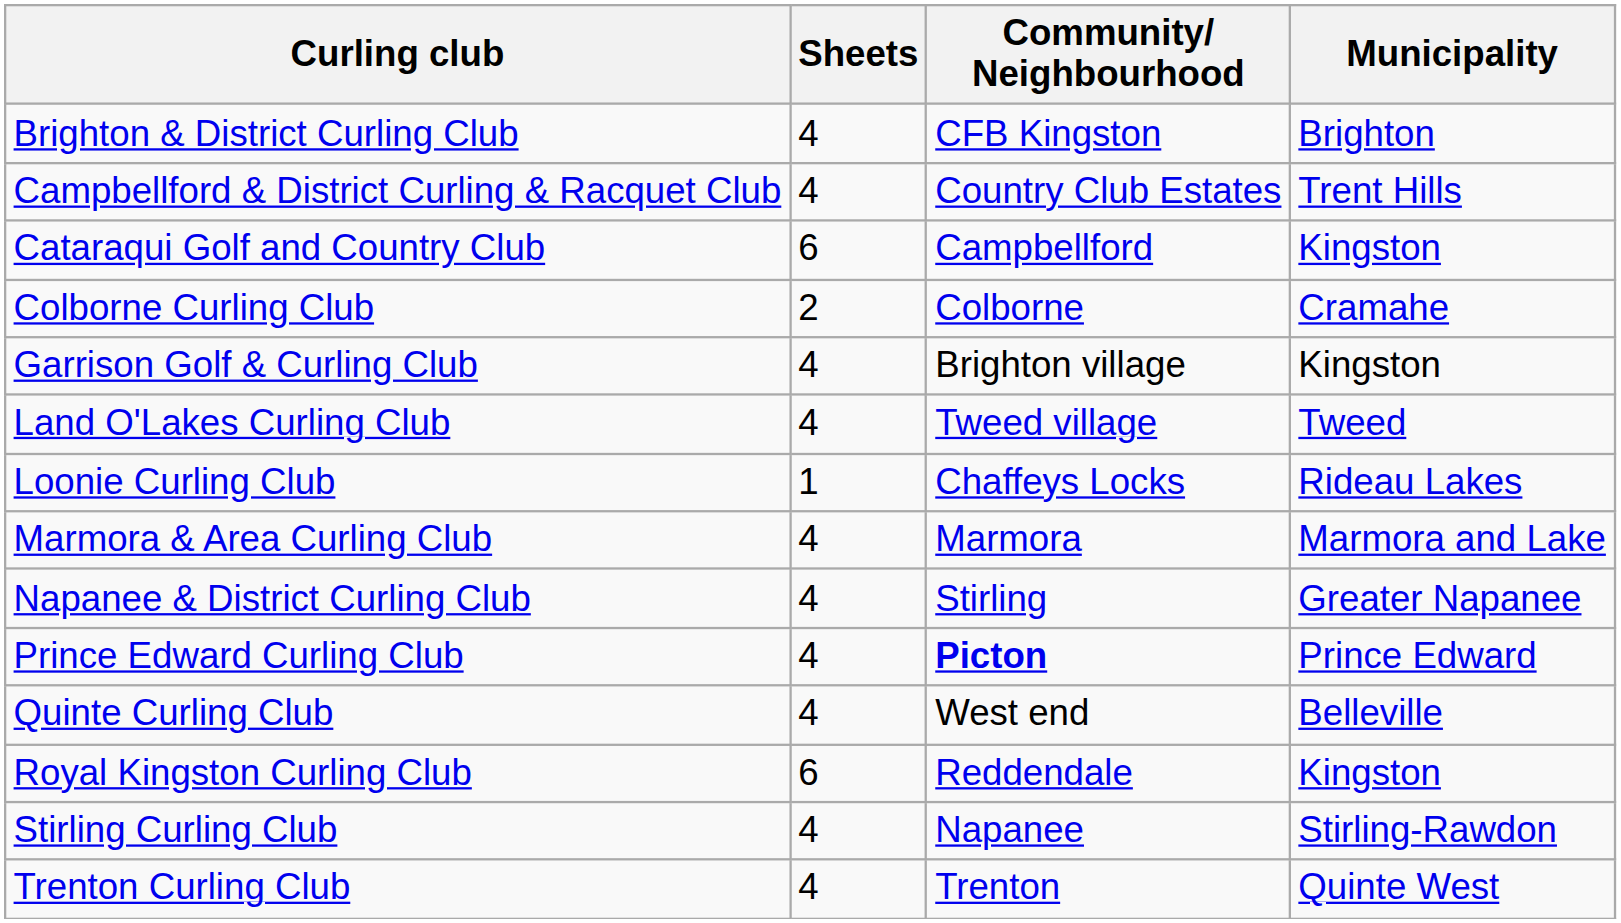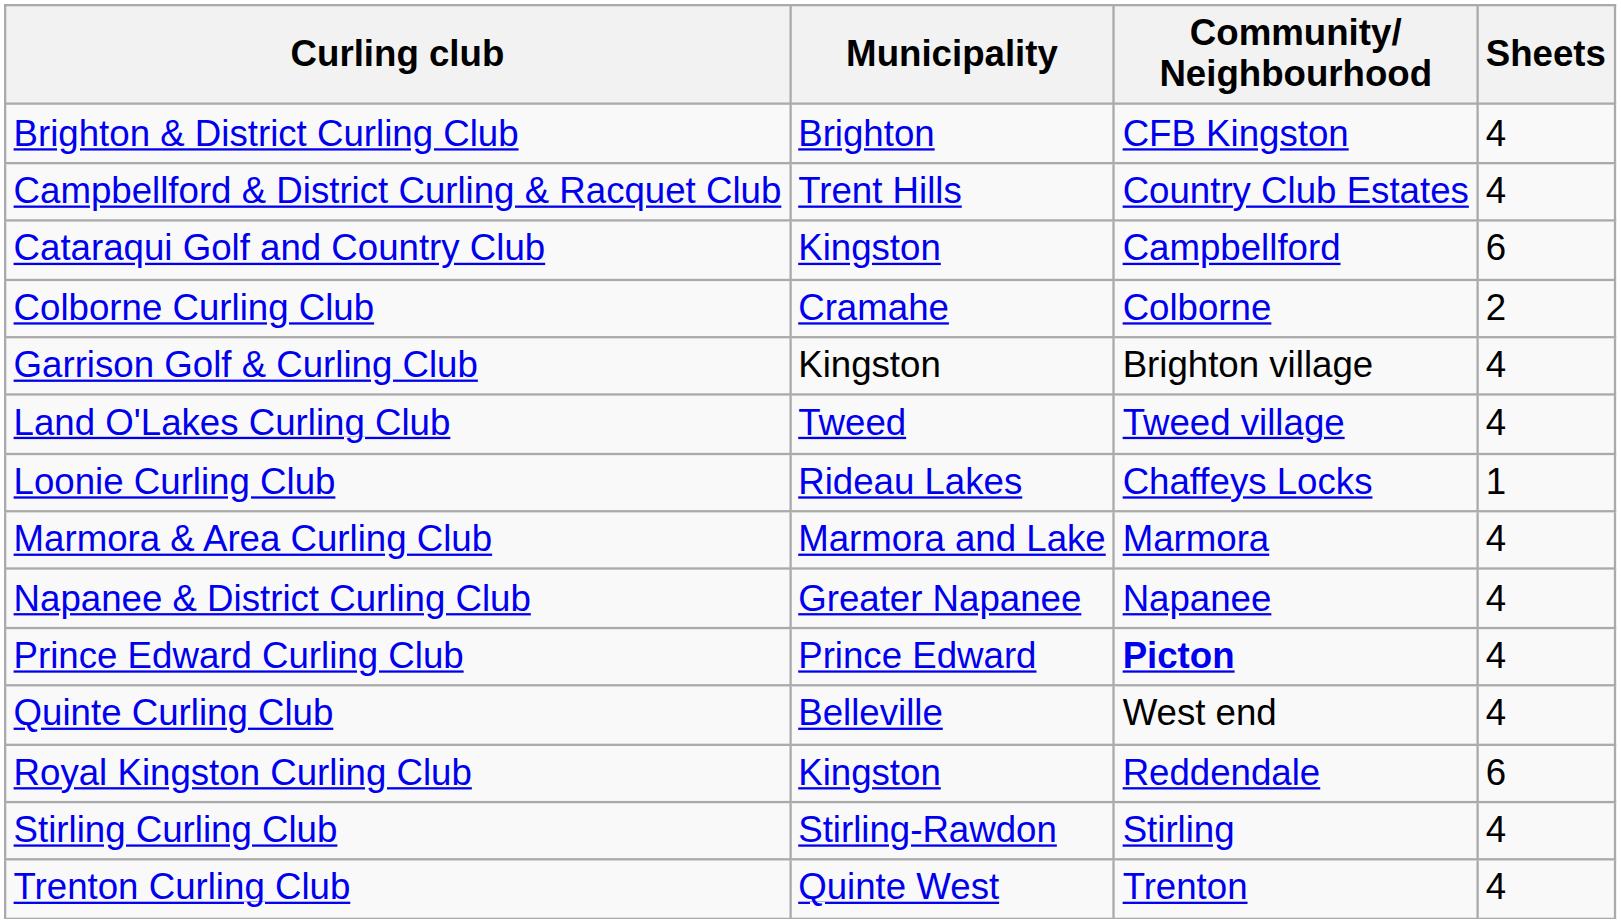columns swapped: (1452, 54) <-> (858, 54)
(991, 597) Stirling -> (1197, 597) Napanee
(1010, 830) Napanee -> (1179, 830) Stirling
